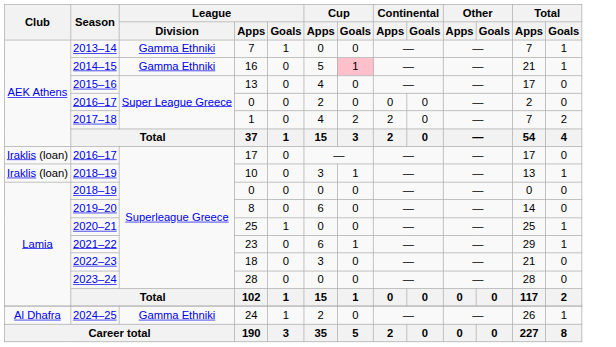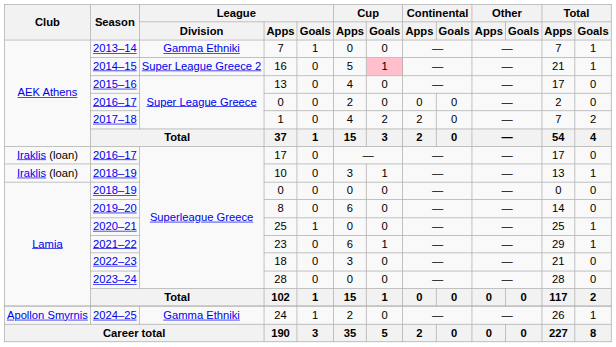(177, 66) Gamma Ethniki -> (202, 66) Super League Greece 2
(37, 315) Al Dhafra -> (47, 315) Apollon Smyrnis
